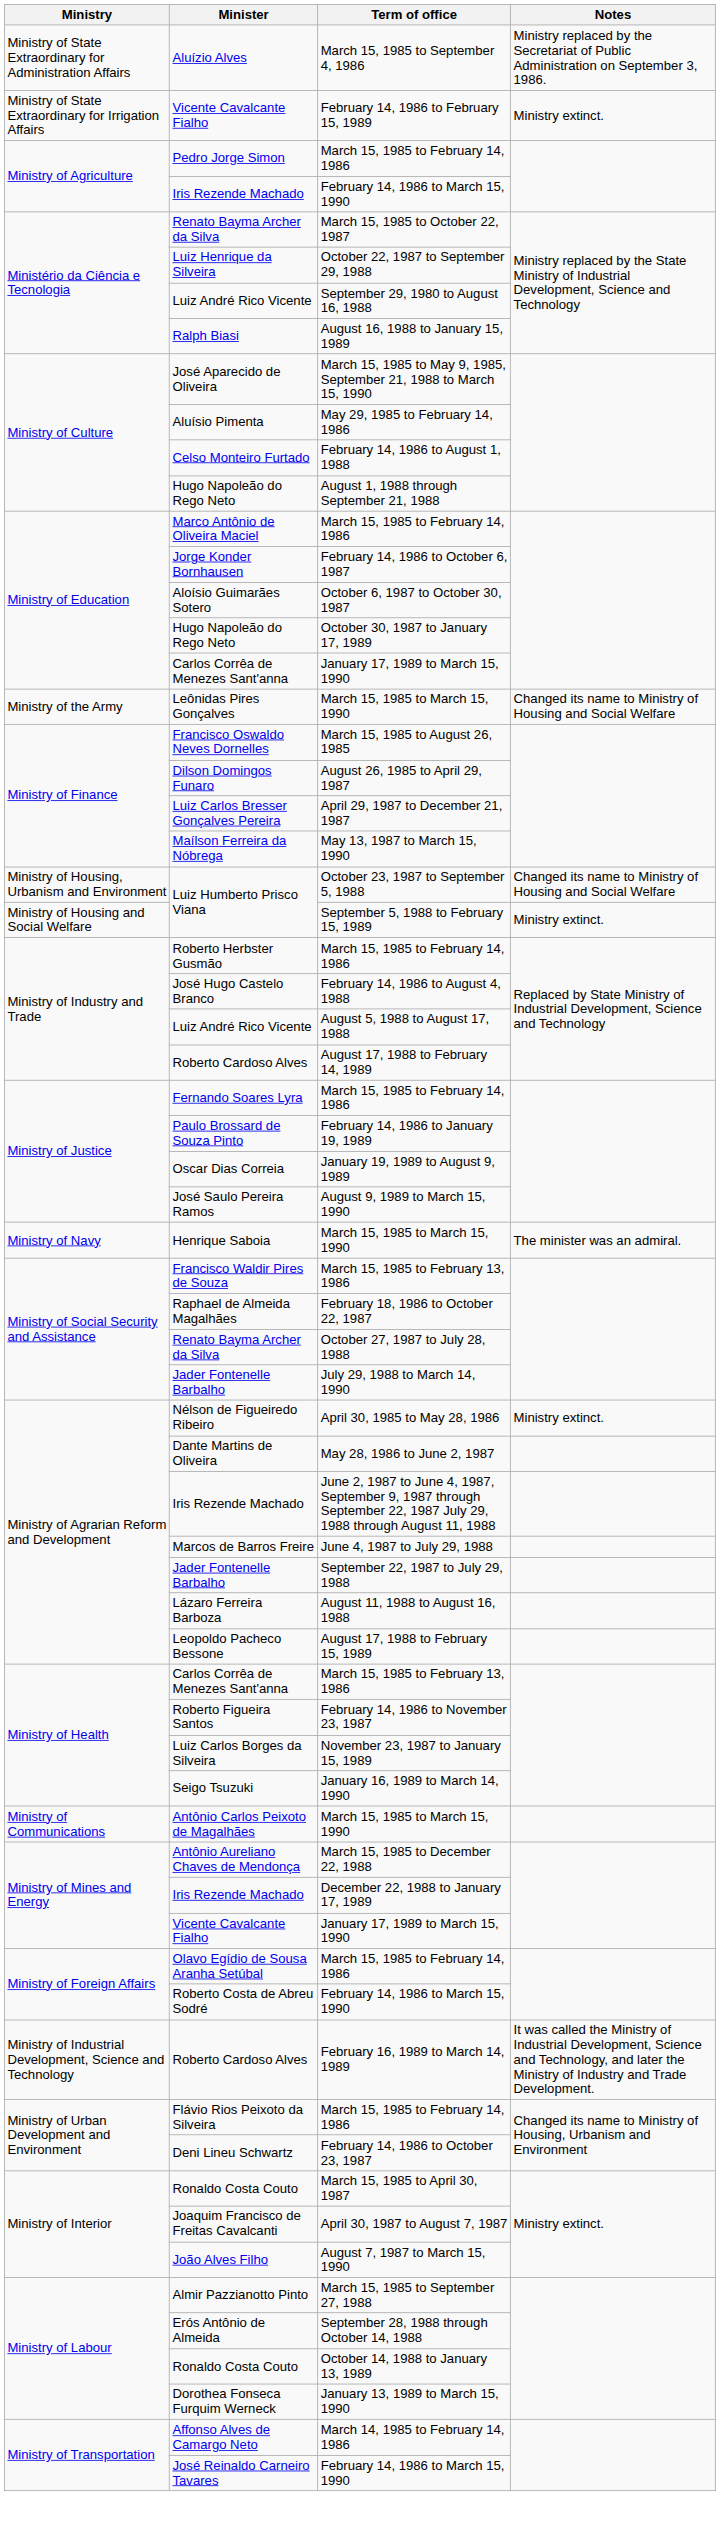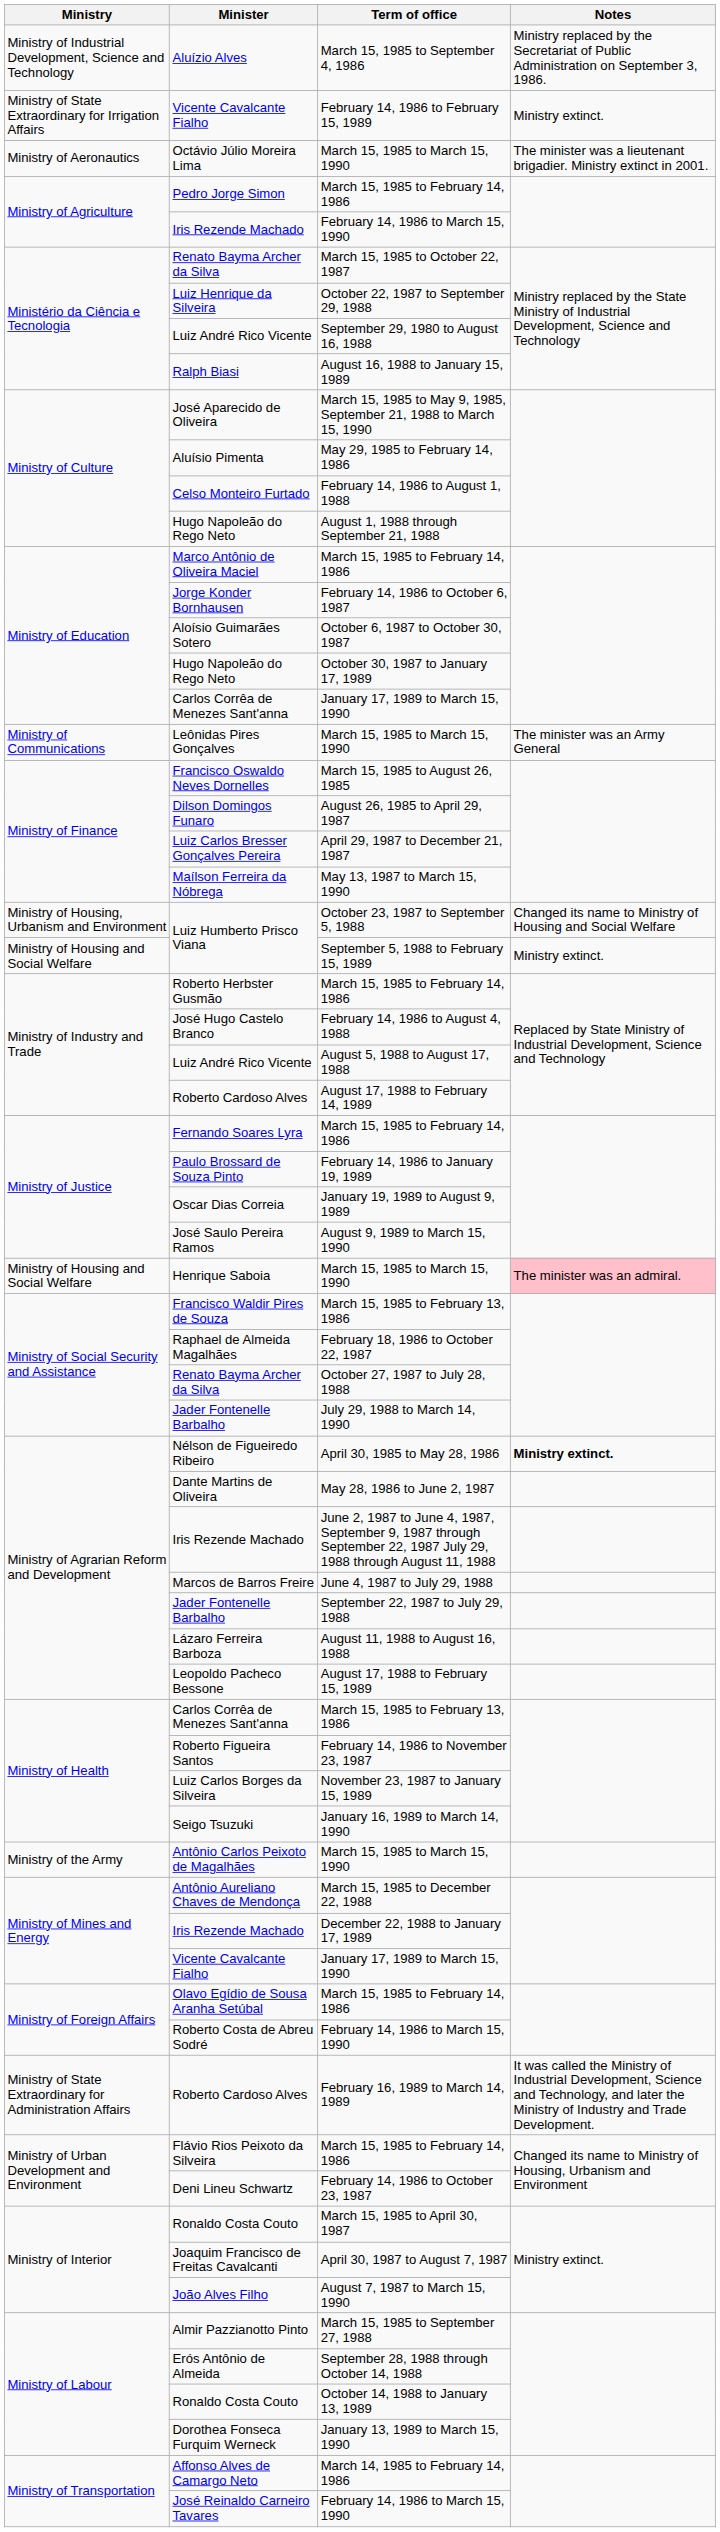(69, 57) Ministry of State Extraordinary for Administration Affairs -> (86, 57) Ministry of Industrial Development, Science and Technology
+ row: (234, 158)
(65, 706) Ministry of the Army -> (56, 742) Ministry of Communications
(606, 706) Changed its name to Ministry of Housing and Social Welfare -> (589, 742) The minister was an Army General
(54, 1240) Ministry of Navy -> (76, 1275) Ministry of Housing and Social Welfare
(597, 1240) no background -> (597, 1275) pink background
(559, 1418) normal -> (564, 1453) bold
(56, 1824) Ministry of Communications -> (65, 1859) Ministry of the Army
(86, 2059) Ministry of Industrial Development, Science and Technology -> (69, 2095) Ministry of State Extraordinary for Administration Affairs
